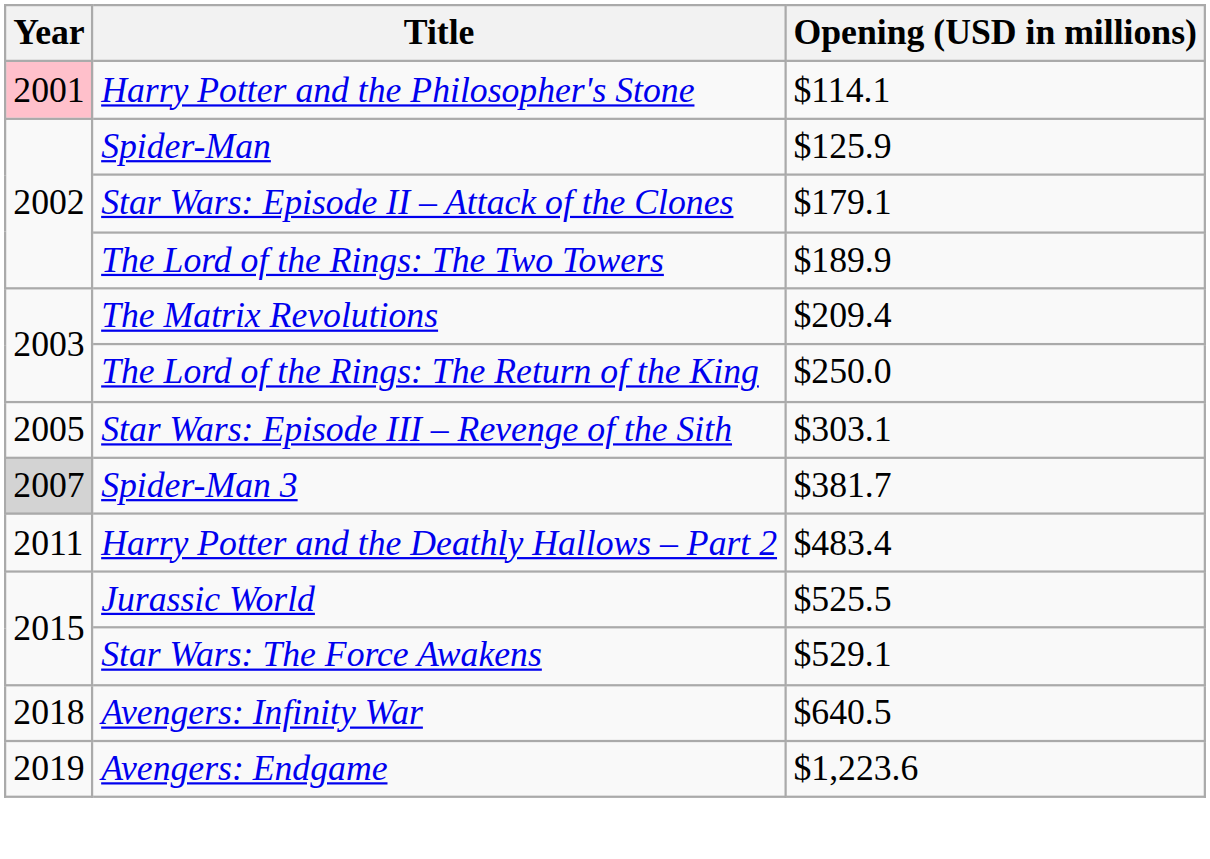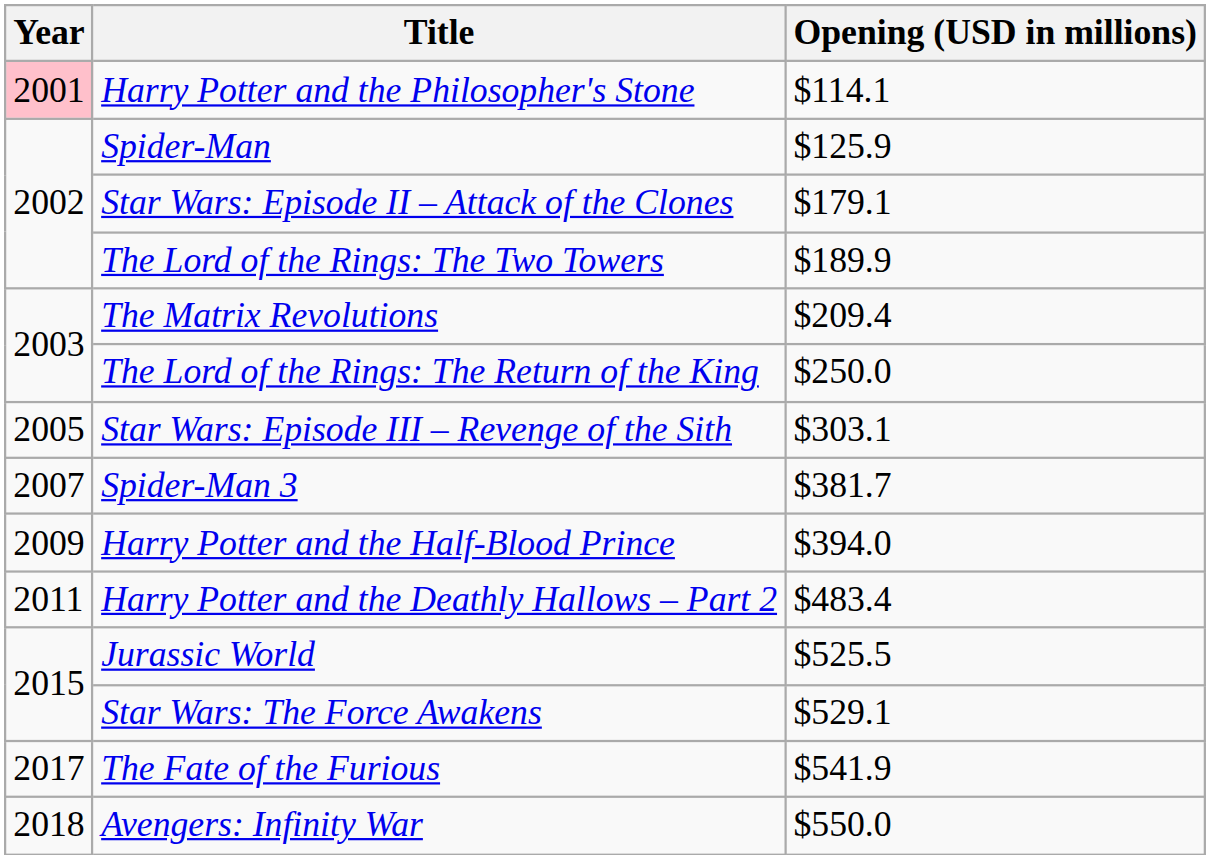(49, 485) lightgrey background -> (49, 485) no background
+ row: (388, 542)
+ row: (271, 768)
(843, 711) $640.5 -> (843, 825) $550.0
- row: (244, 768)
